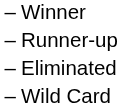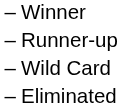rows swapped: (66, 96) <-> (69, 68)
